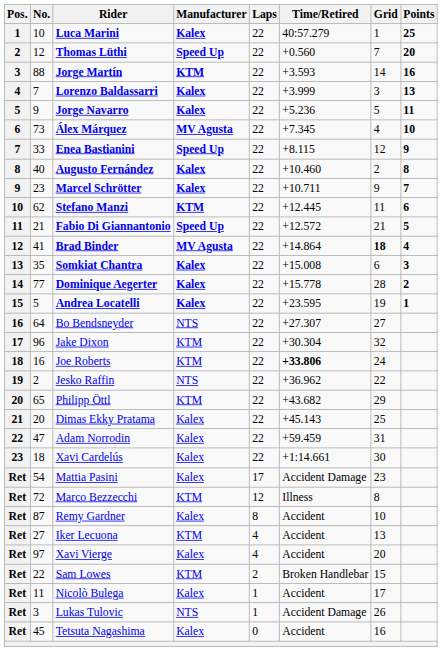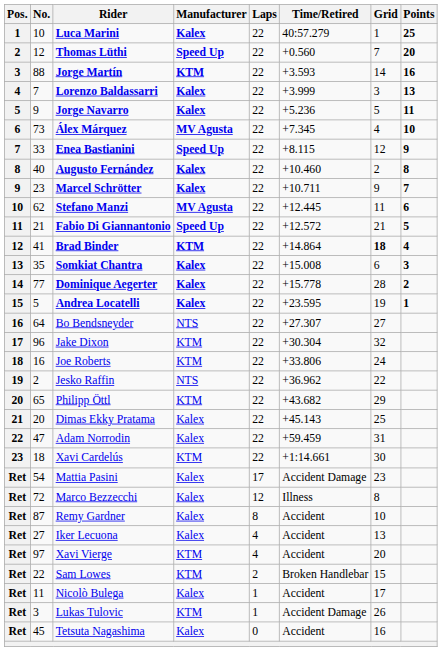(190, 207) KTM -> (204, 207) MV Agusta
(204, 245) MV Agusta -> (190, 245) KTM
(302, 361) bold -> (302, 361) normal
(190, 458) Kalex -> (189, 458) KTM
(189, 496) KTM -> (190, 496) Kalex
(189, 535) KTM -> (190, 535) Kalex
(190, 554) Kalex -> (189, 554) KTM
(187, 612) NTS -> (189, 612) KTM
